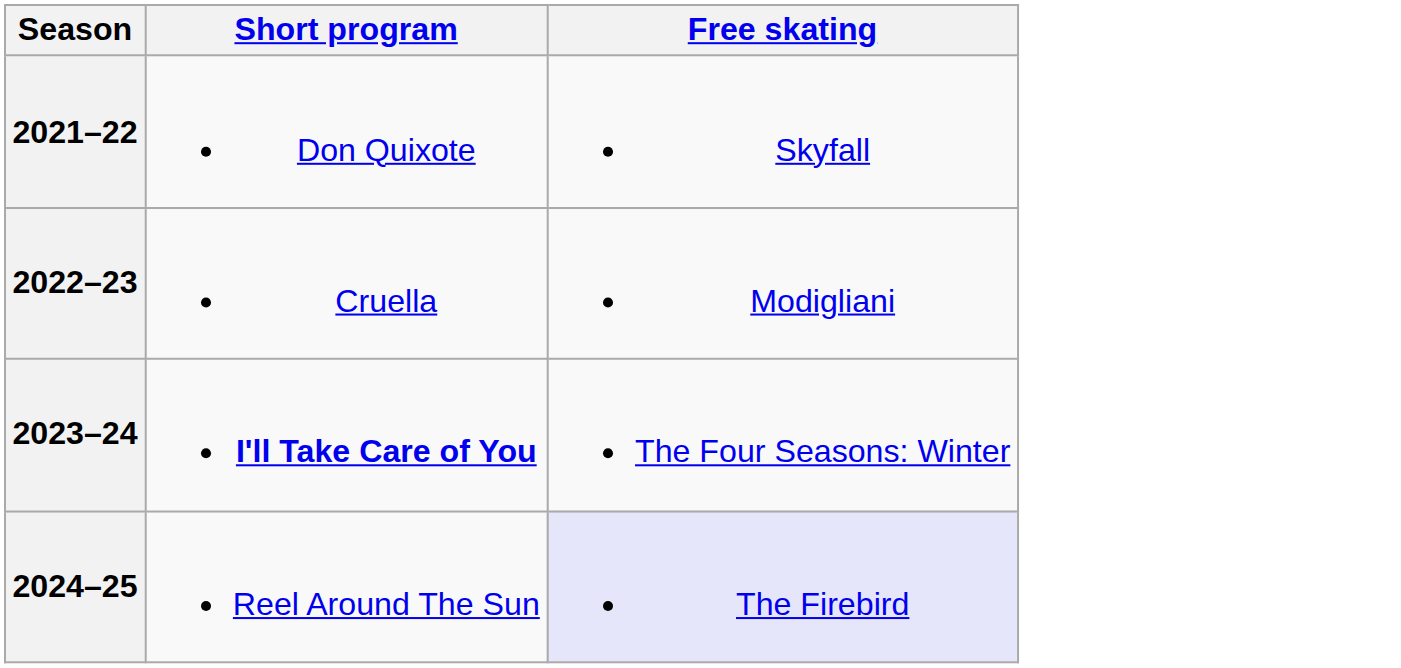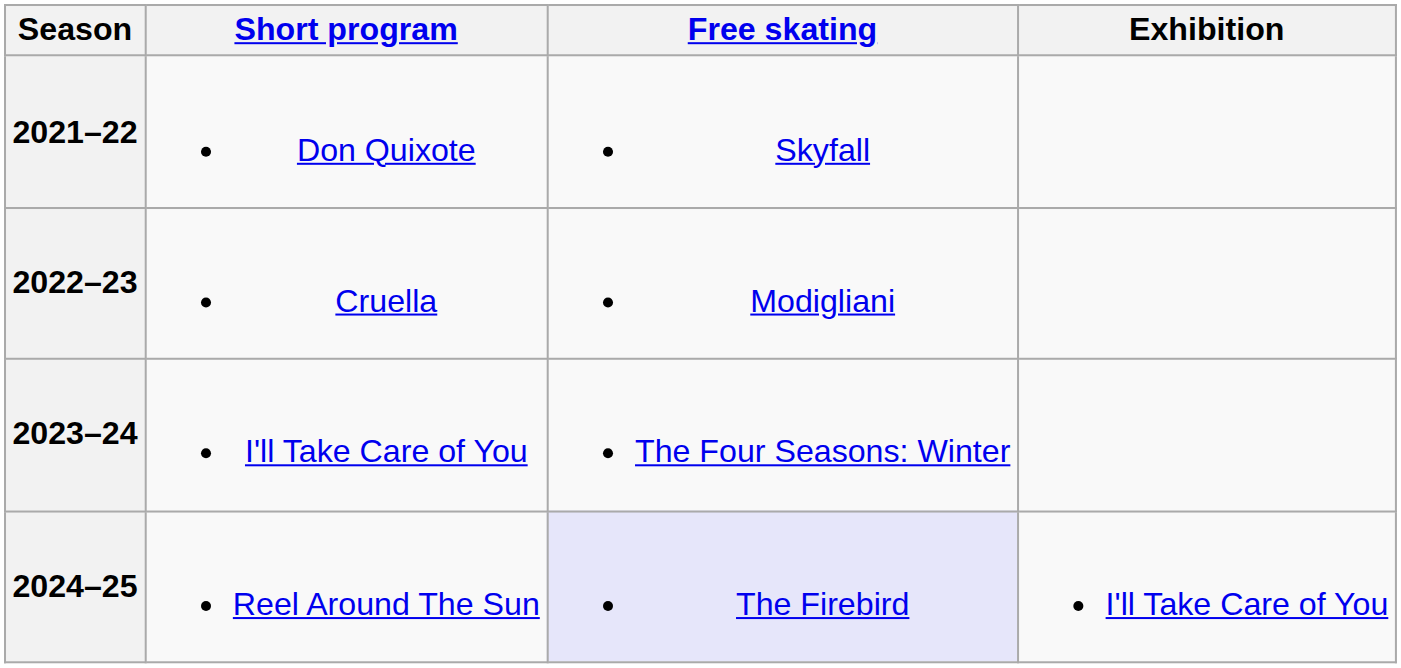+ column: (1207, 30)
(346, 453) bold -> (346, 453) normal
